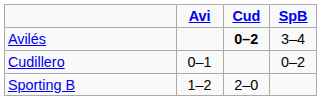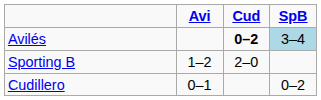(293, 39) no background -> (293, 39) lightblue background
rows swapped: (36, 62) <-> (41, 85)
